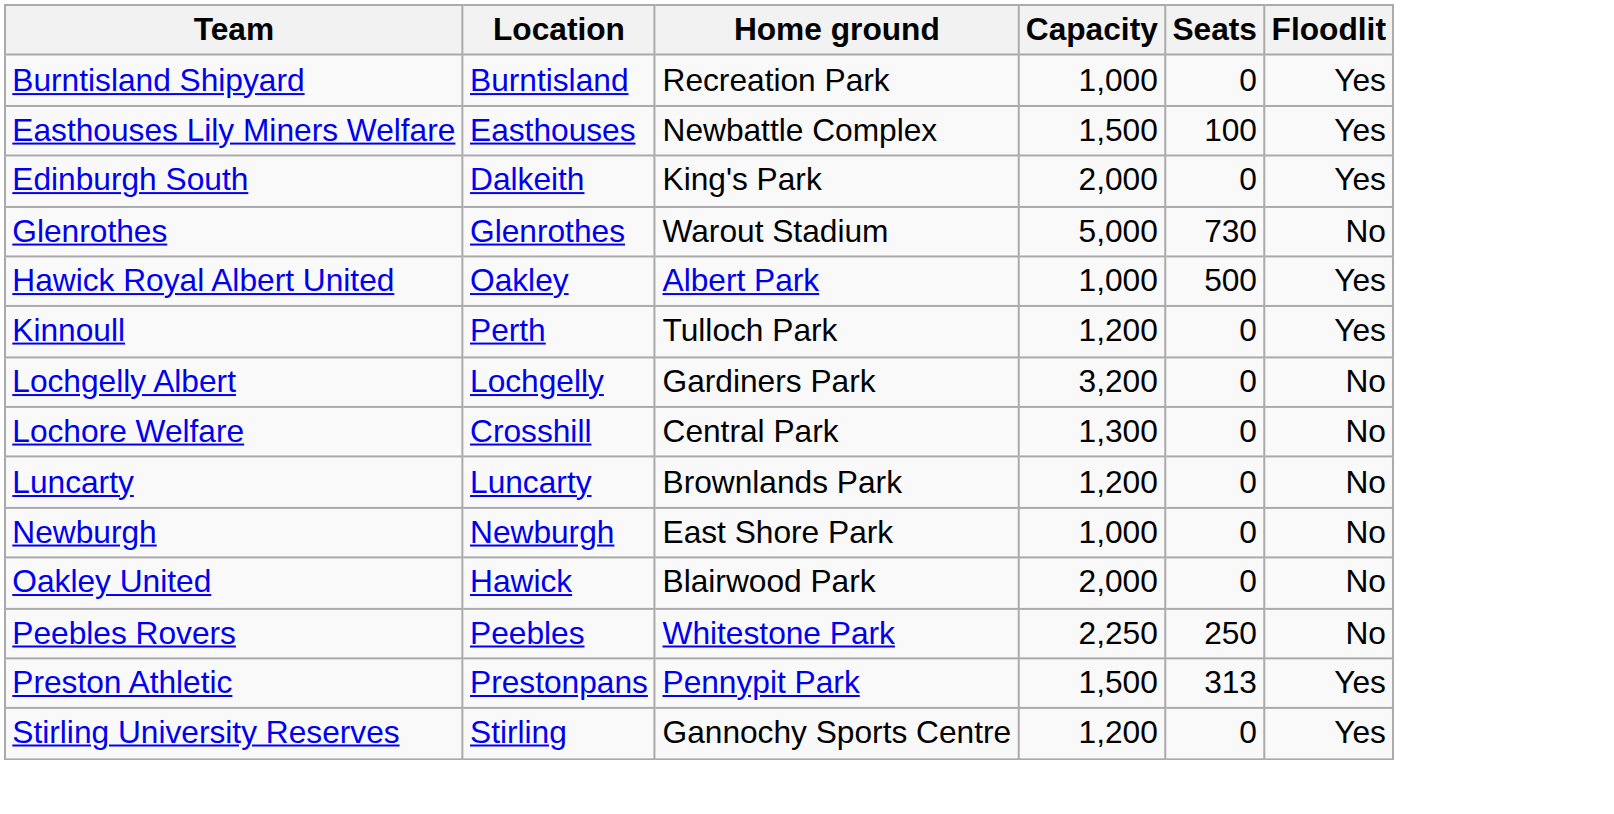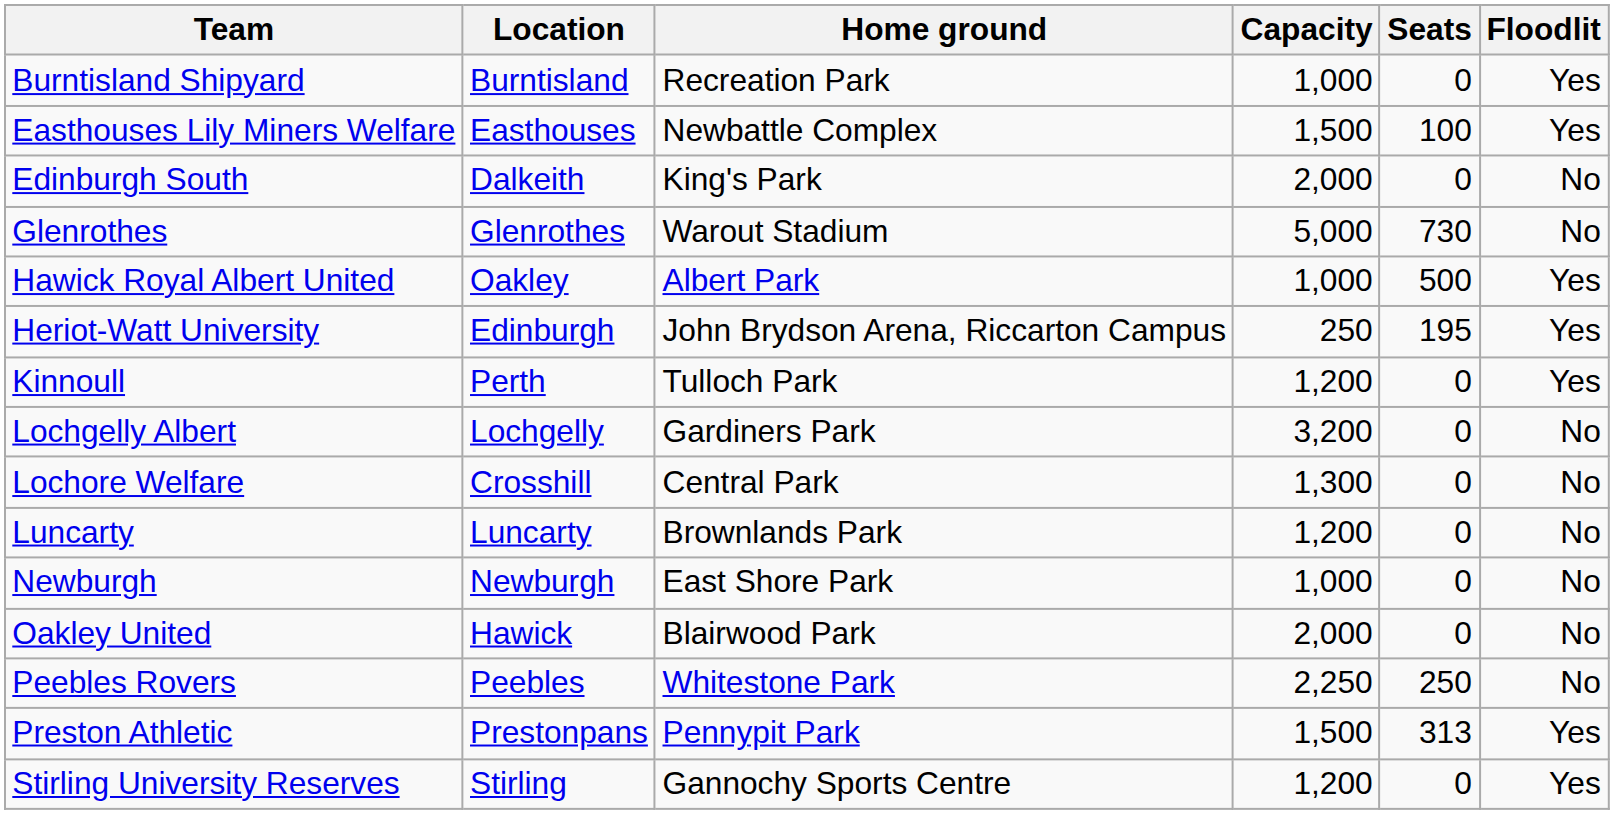(1360, 180) Yes -> (1581, 180) No
+ row: (166, 331)
